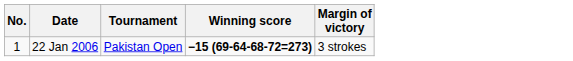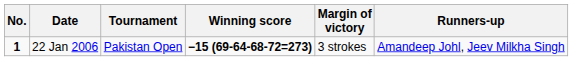+ column: (471, 21)
(17, 47) normal -> (17, 47) bold
